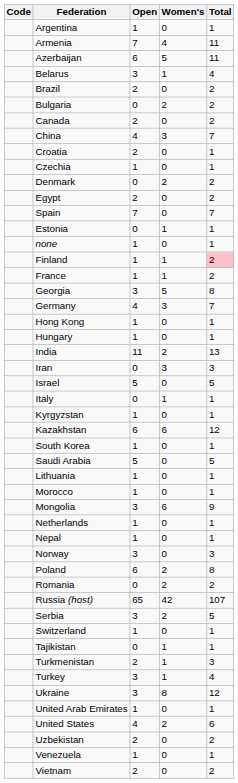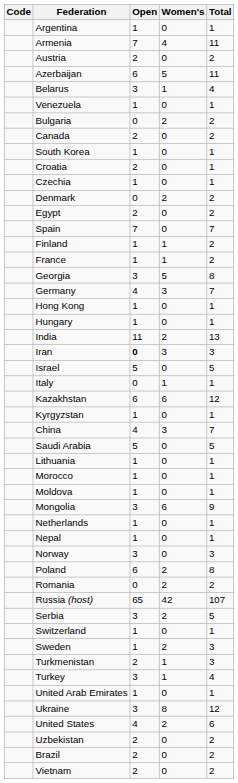+ row: (51, 58)
rows swapped: (48, 89) <-> (58, 755)
rows swapped: (48, 136) <-> (63, 445)
- row: (52, 228)
- row: (46, 244)
(212, 259) pink background -> (212, 244) no background
(135, 368) normal -> (135, 352) bold
rows swapped: (61, 430) <-> (60, 414)
+ row: (54, 492)
+ row: (53, 646)
- row: (56, 646)
rows swapped: (82, 708) <-> (52, 693)
